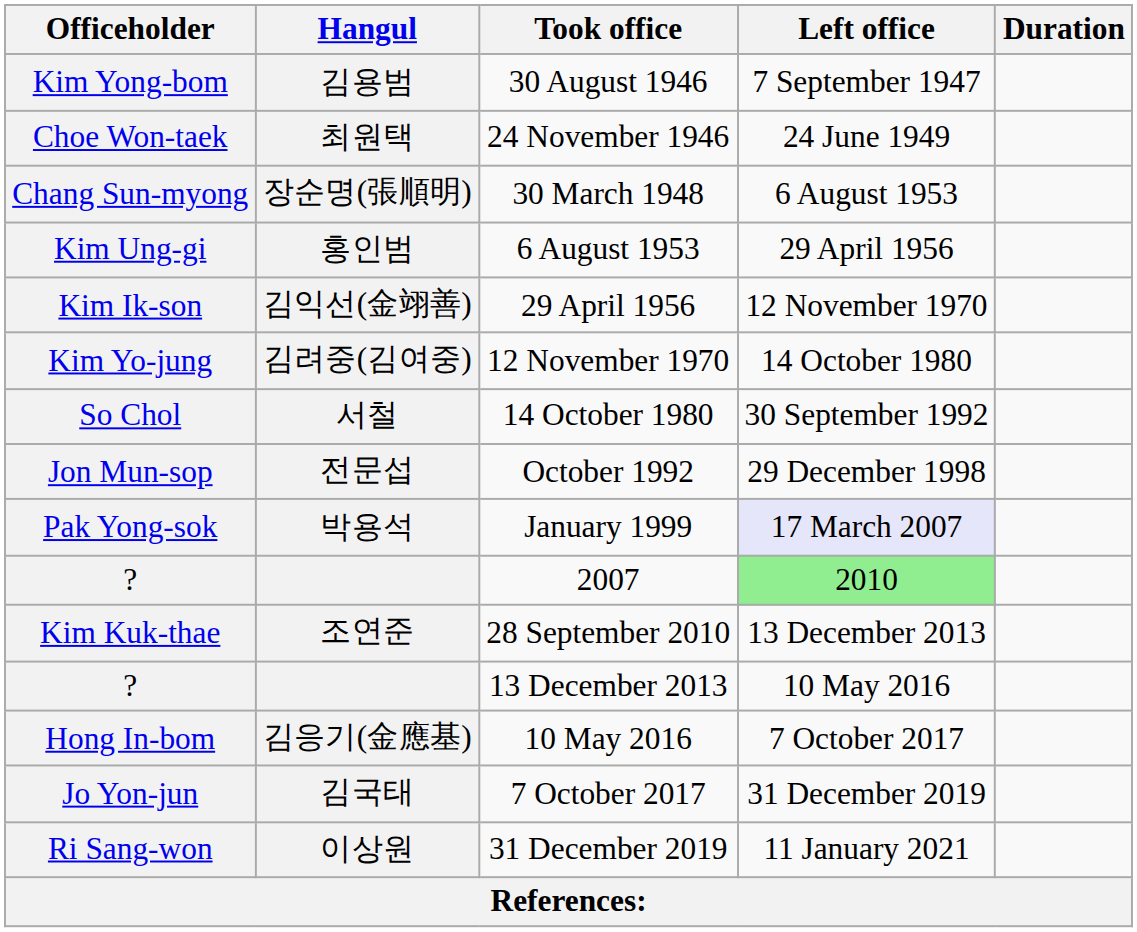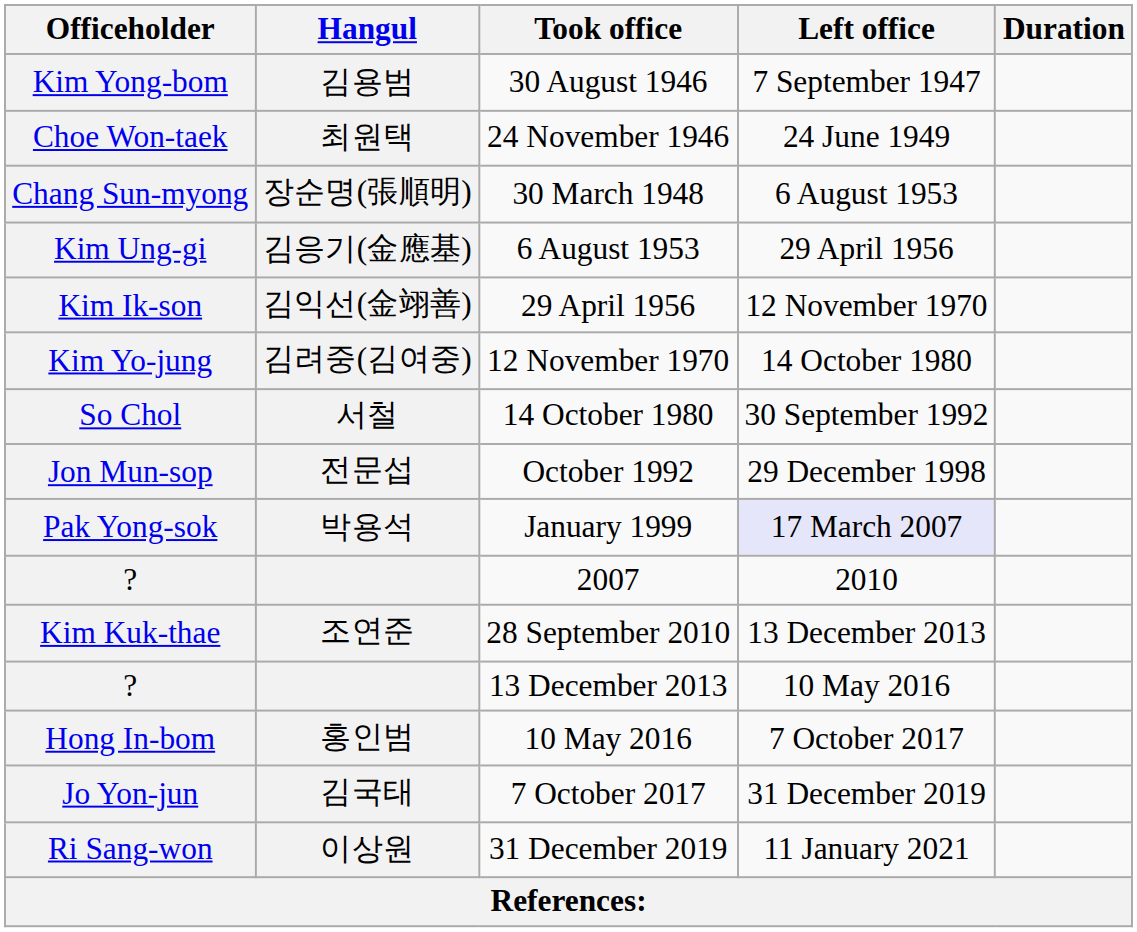(367, 247) 홍인범 -> (367, 247) 김응기(金應基)
(866, 579) lightgreen background -> (866, 579) no background
(367, 736) 김응기(金應基) -> (367, 736) 홍인범
